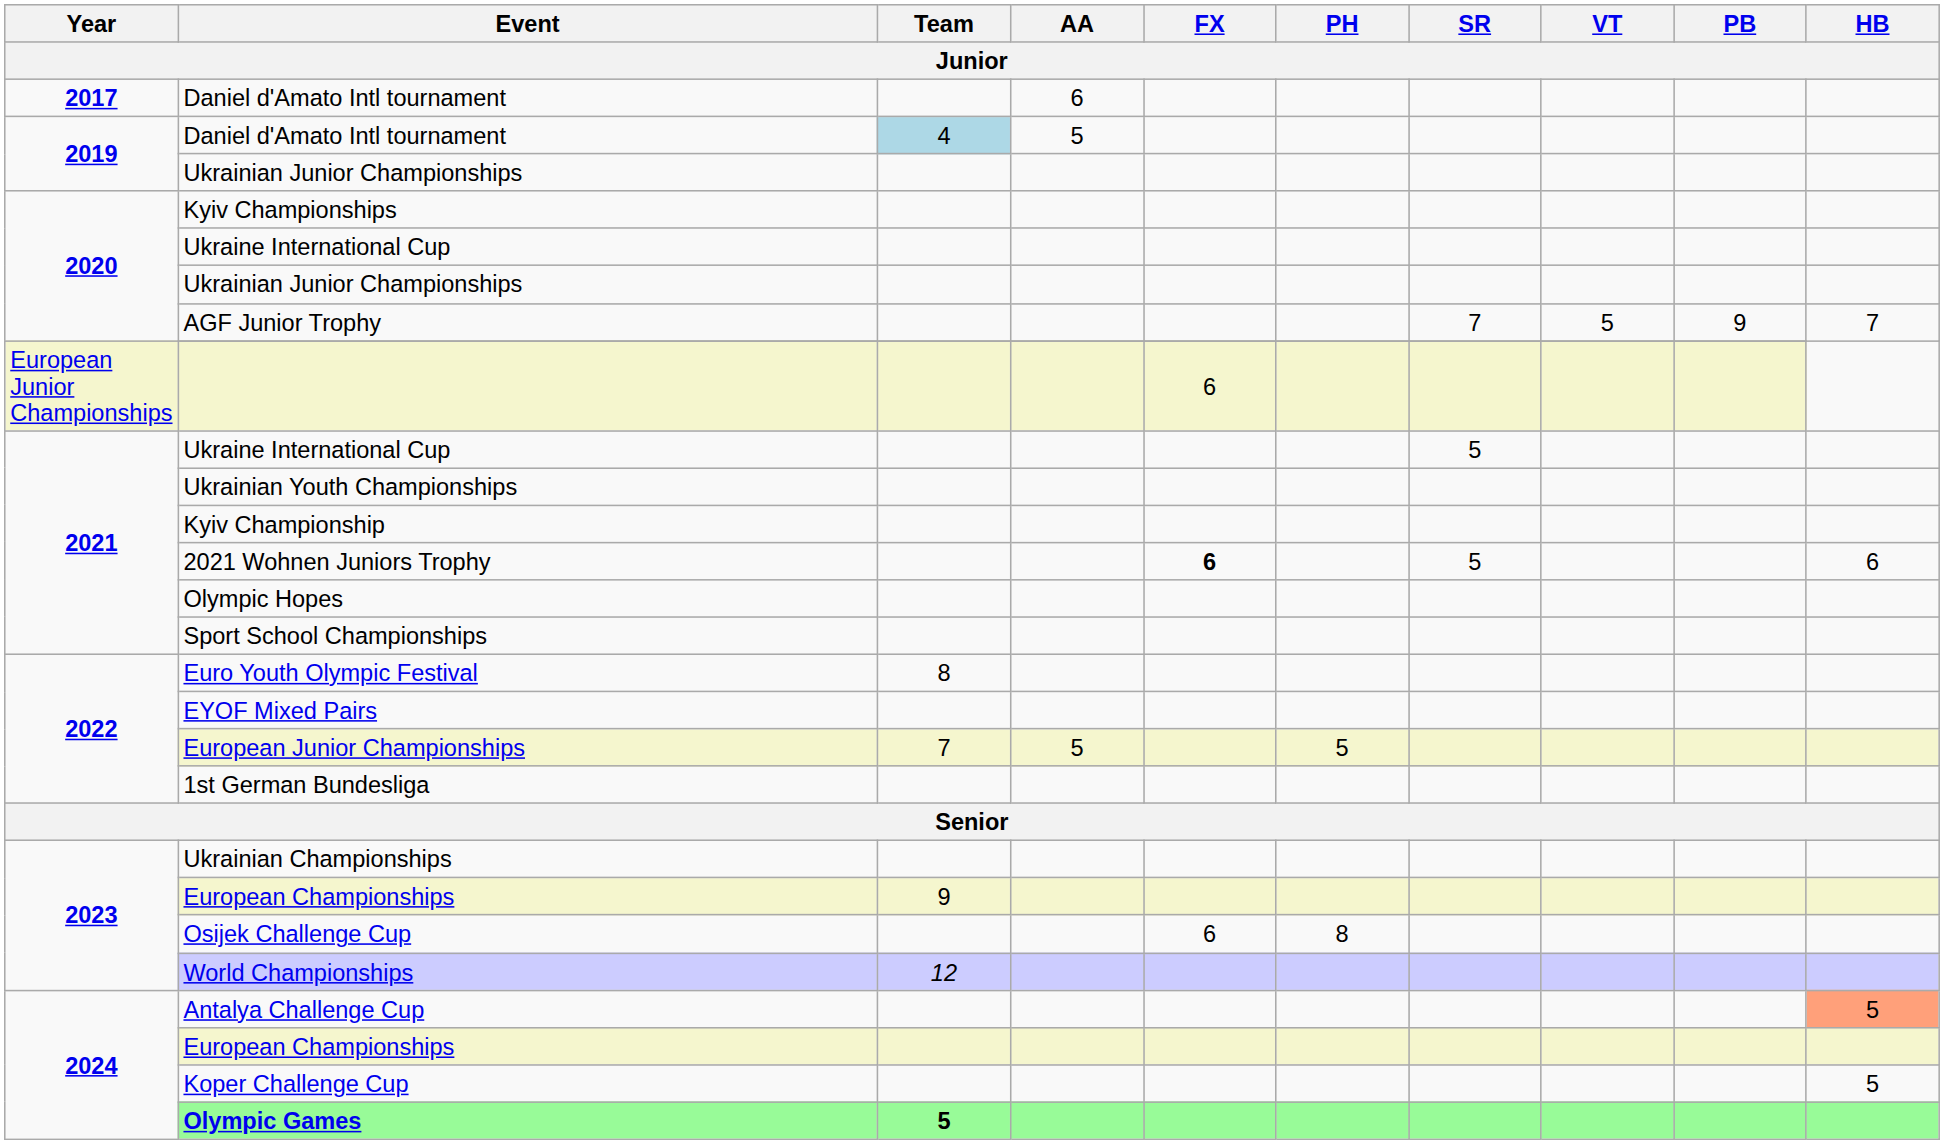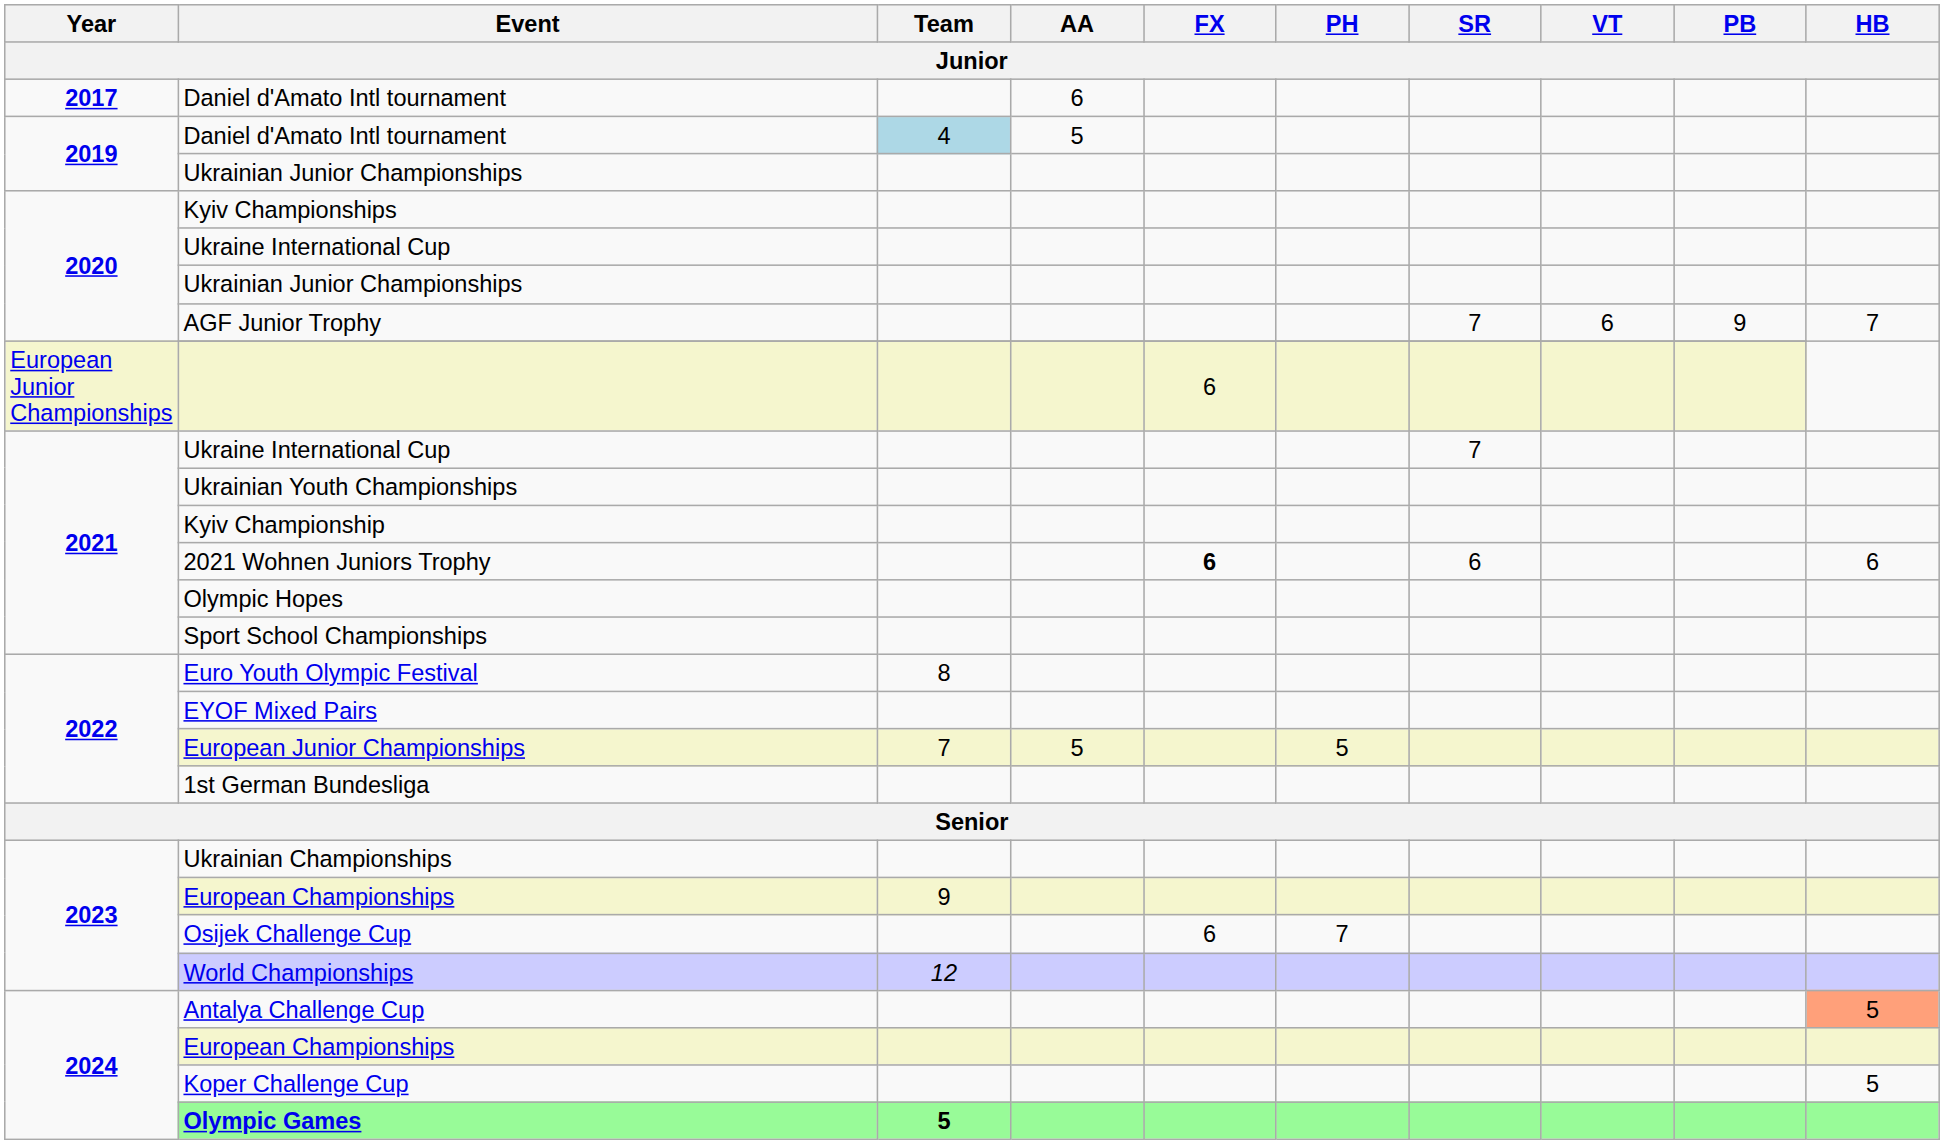(1607, 322) 5 -> (1607, 322) 6
(1475, 449) 5 -> (1475, 449) 7
(1475, 561) 5 -> (1475, 561) 6
(1342, 934) 8 -> (1342, 934) 7
